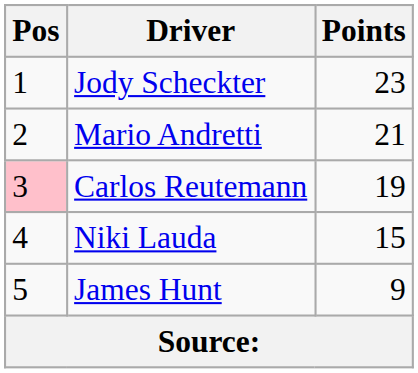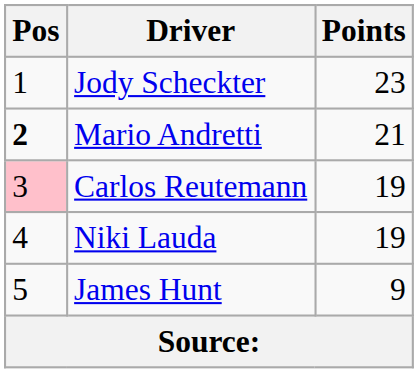(20, 134) normal -> (20, 134) bold
(390, 238) 15 -> (390, 238) 19
